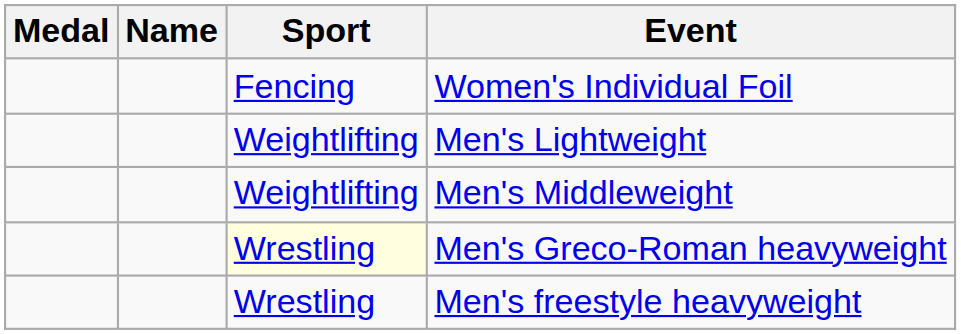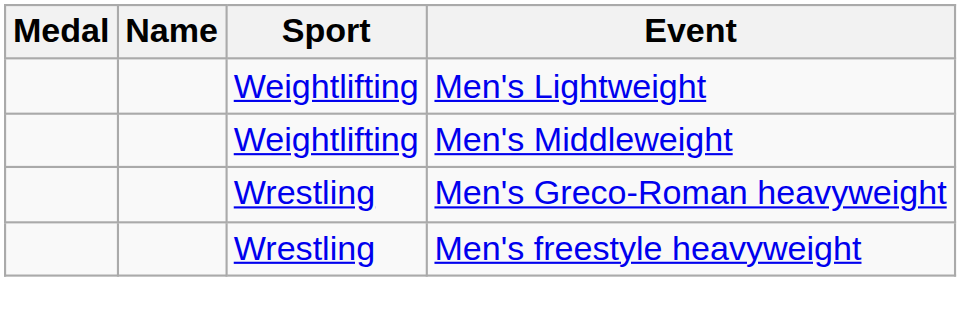- row: (614, 85)
(304, 247) lightyellow background -> (304, 193) no background
